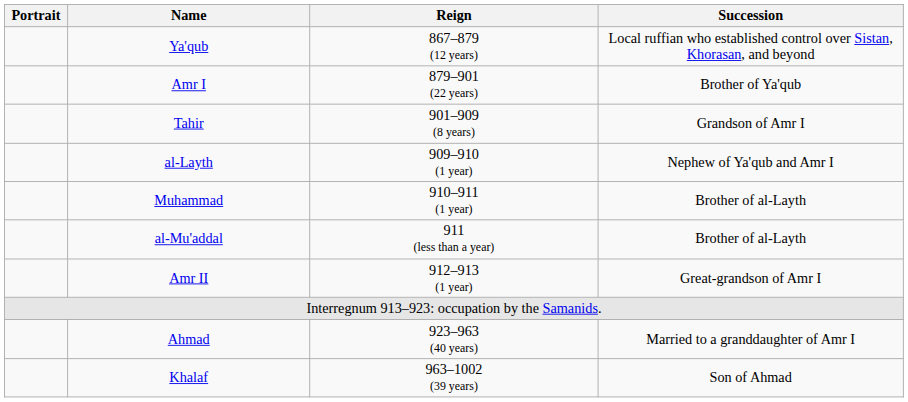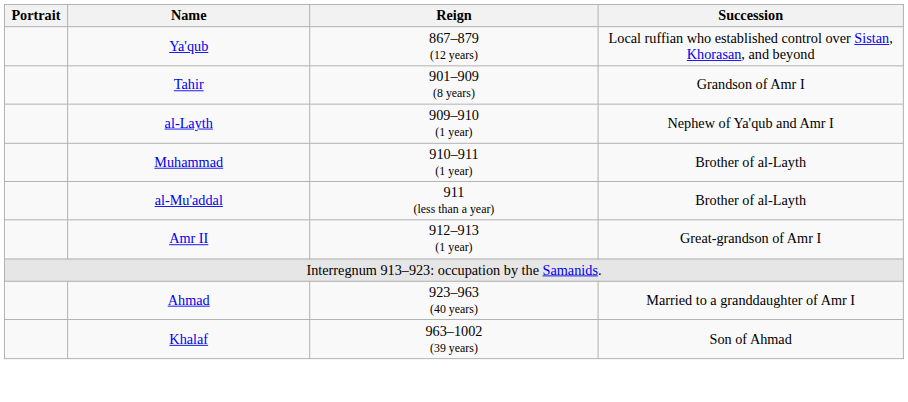- row: (189, 84)
